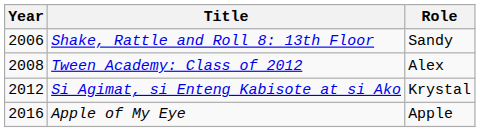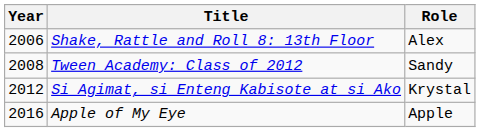(431, 41) Sandy -> (426, 41) Alex
(426, 65) Alex -> (431, 65) Sandy
